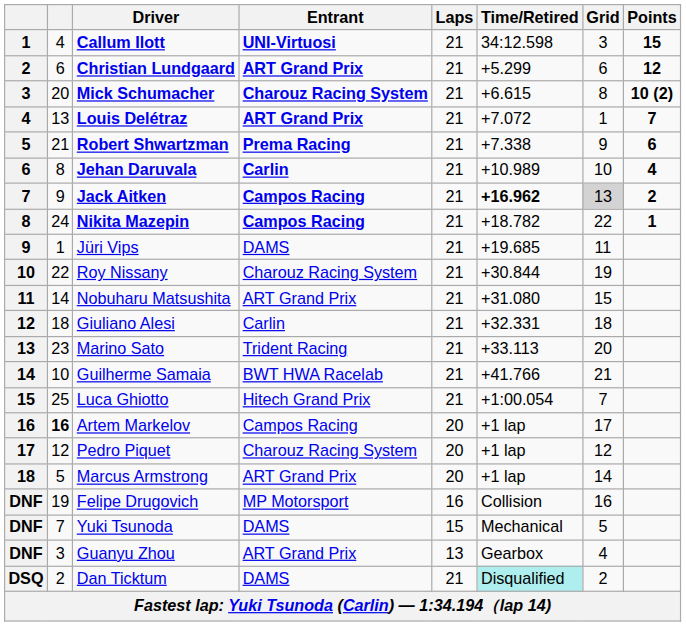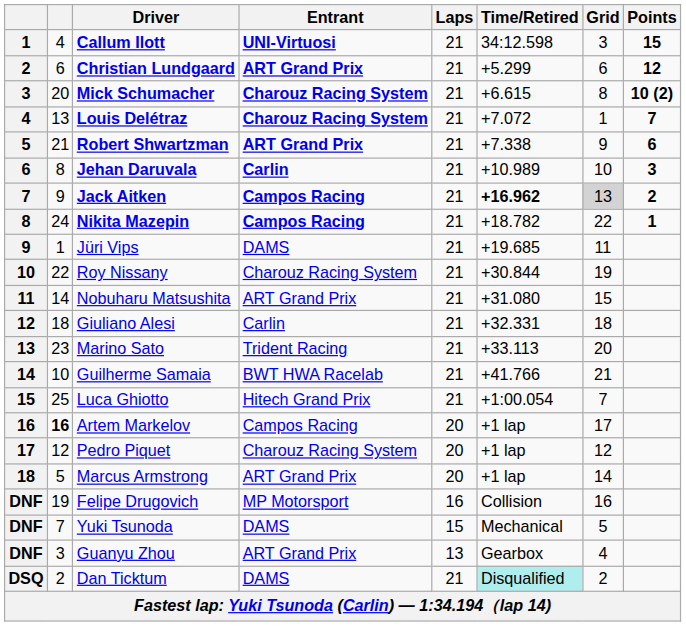(303, 119) ART Grand Prix -> (335, 119) Charouz Racing System
(297, 144) Prema Racing -> (303, 144) ART Grand Prix
(652, 170) 4 -> (652, 170) 3
